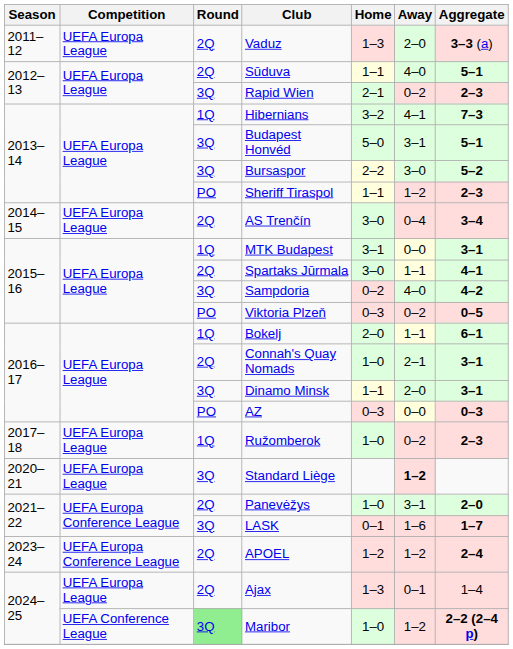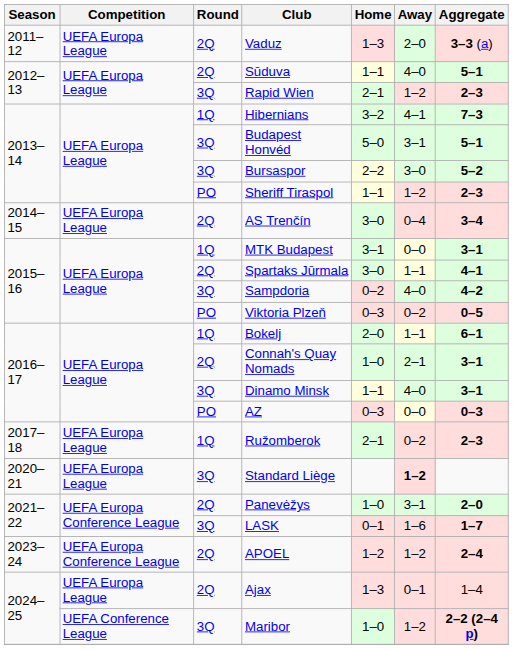(415, 93) 0–2 -> (415, 93) 1–2
(415, 390) 2–0 -> (415, 390) 4–0
(373, 440) 1–0 -> (373, 440) 2–1
(206, 626) lightgreen background -> (206, 626) no background
